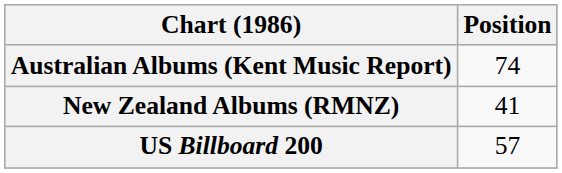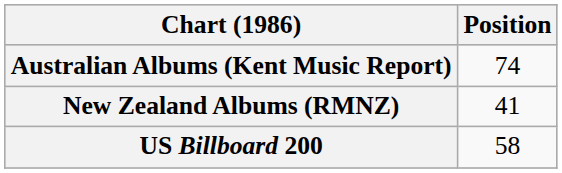(508, 146) 57 -> (508, 146) 58
